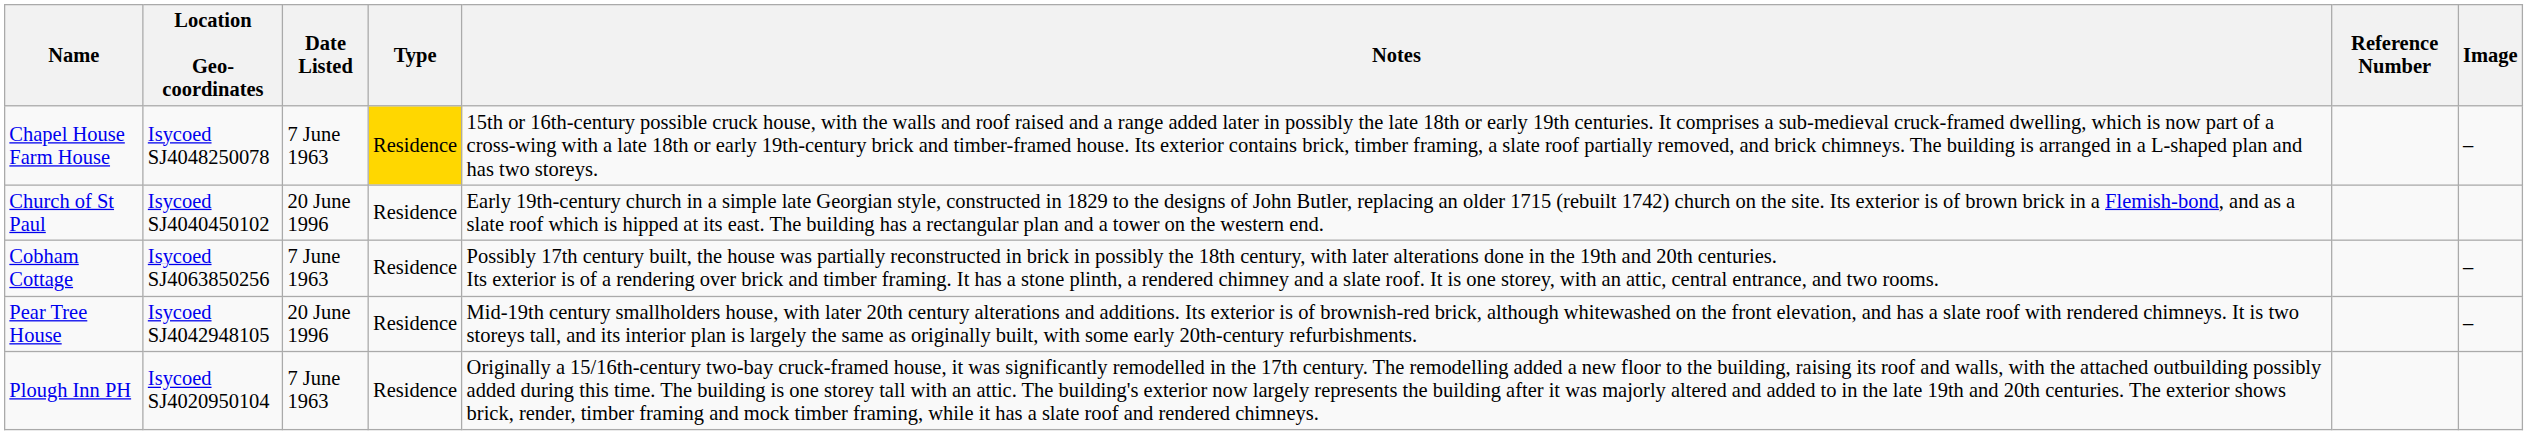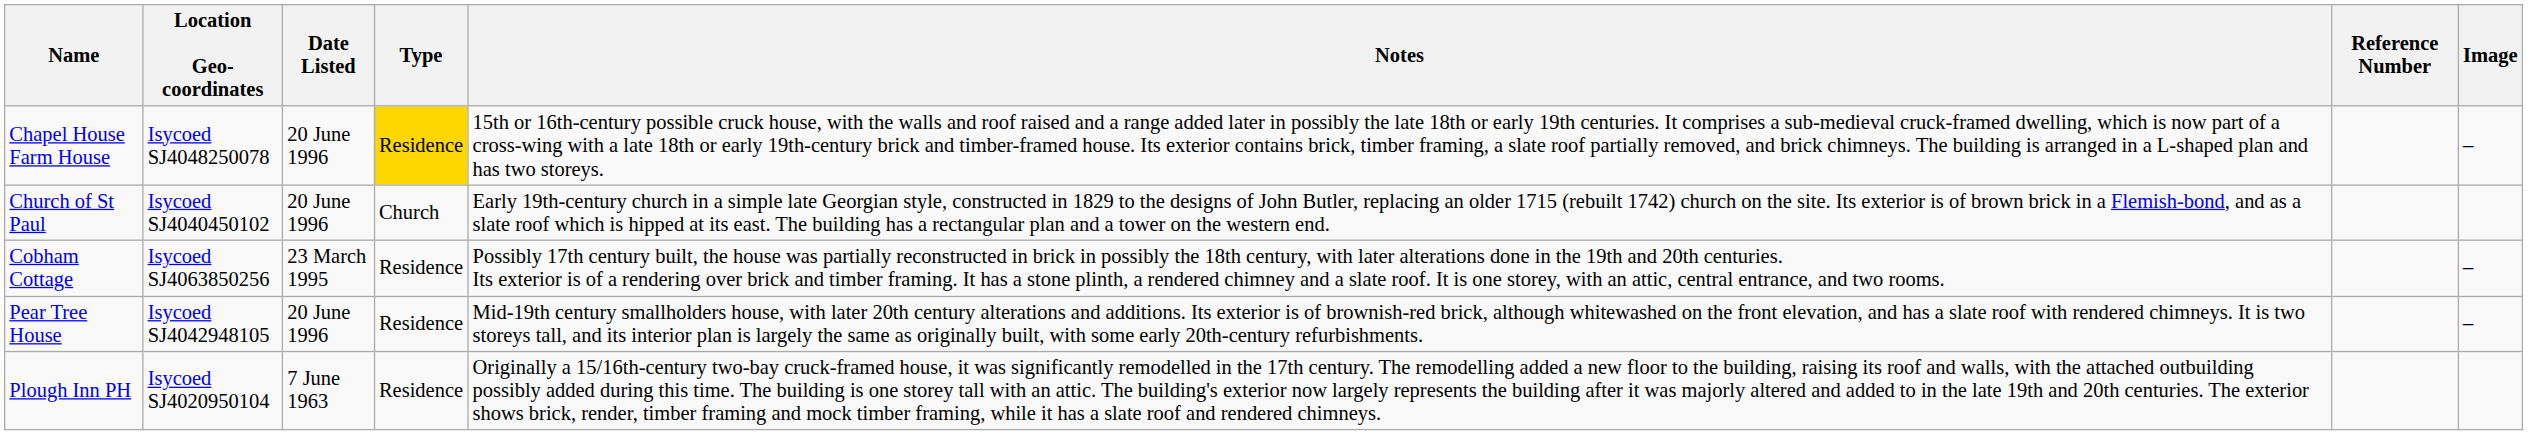(314, 145) 7 June 1963 -> (319, 145) 20 June 1996
(415, 212) Residence -> (409, 212) Church
(314, 267) 7 June 1963 -> (327, 267) 23 March 1995
